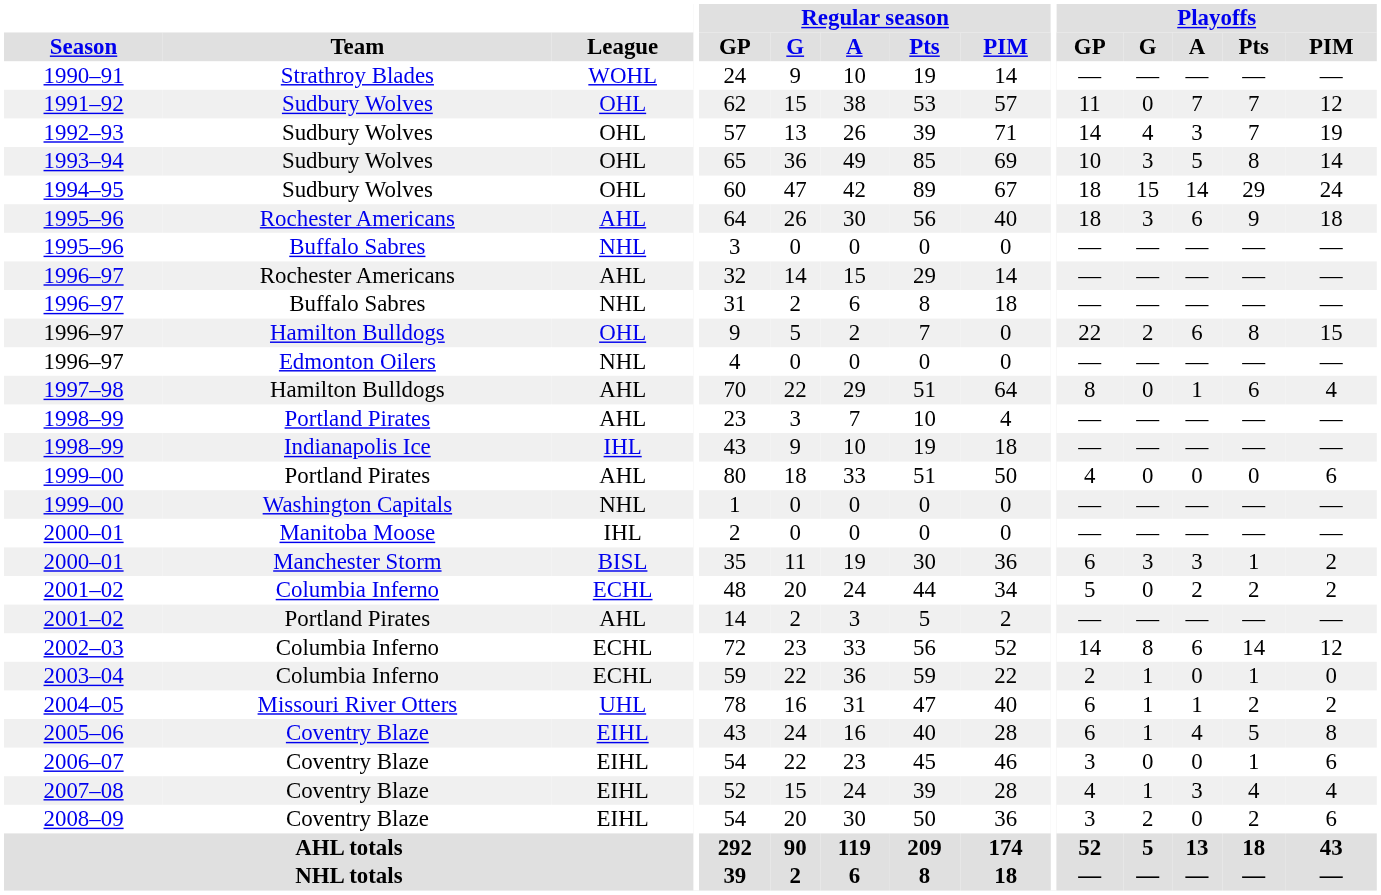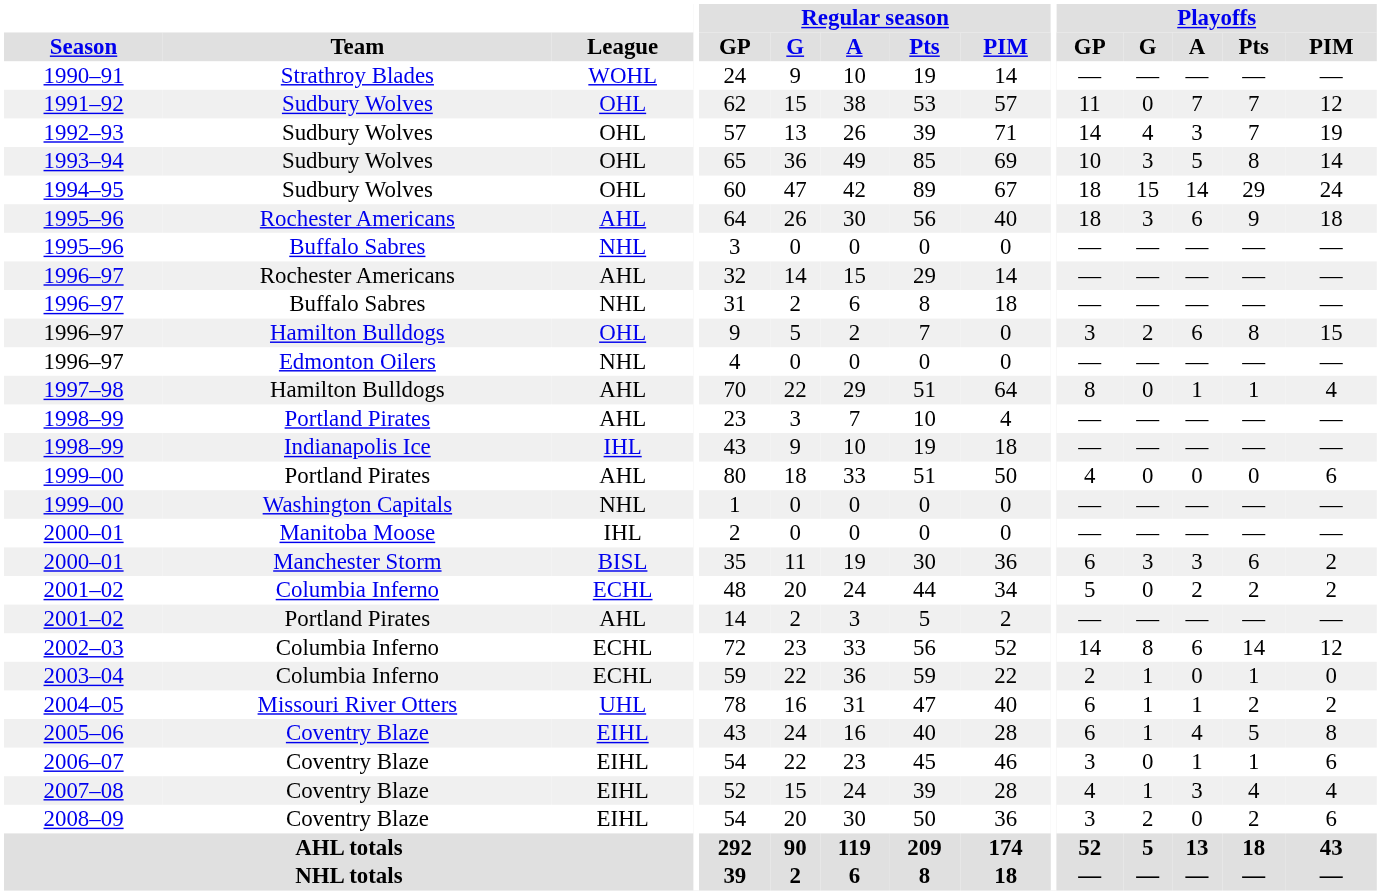(1090, 332) 22 -> (1090, 332) 3
(1254, 389) 6 -> (1254, 389) 1
(1254, 561) 1 -> (1254, 561) 6
(1197, 761) 0 -> (1197, 761) 1
